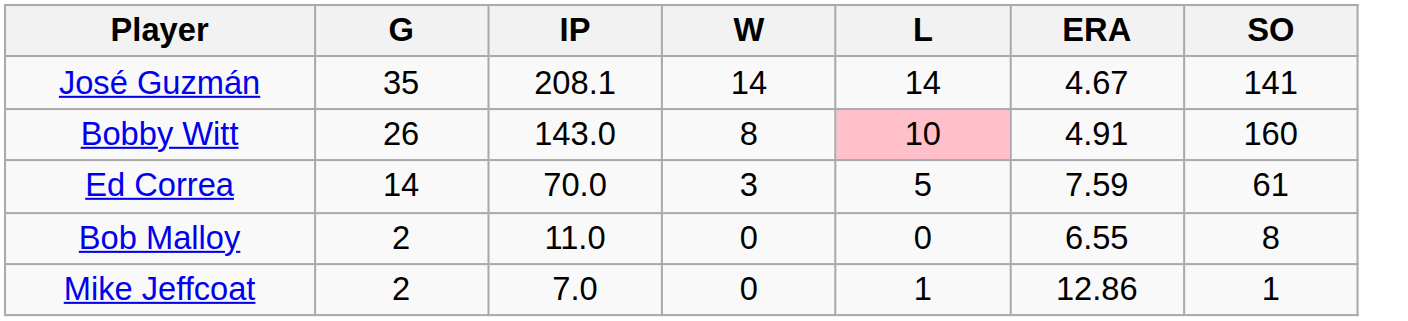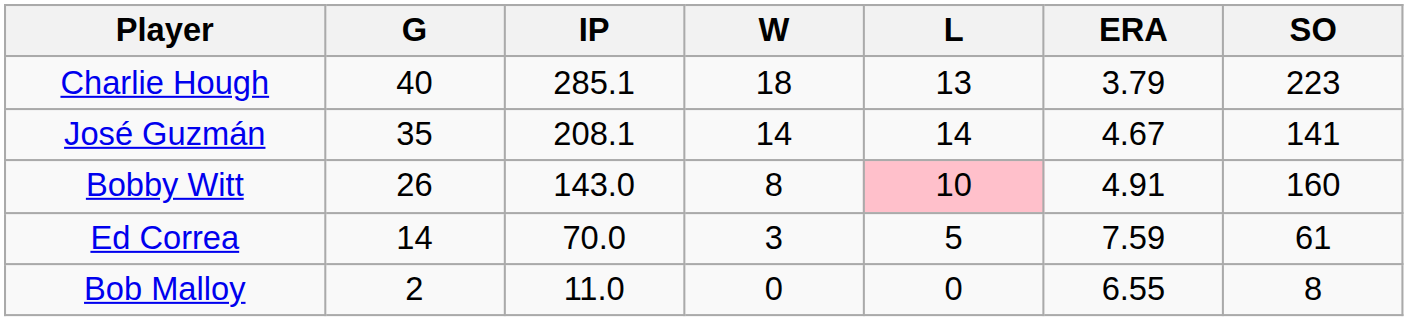+ row: (165, 82)
- row: (160, 289)
